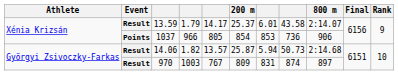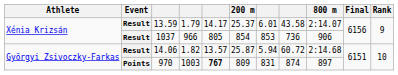(137, 37) Points -> (137, 37) Result
(293, 50) 50.73 -> (293, 50) 60.72
(137, 63) Result -> (137, 63) Points
(216, 63) normal -> (216, 63) bold
